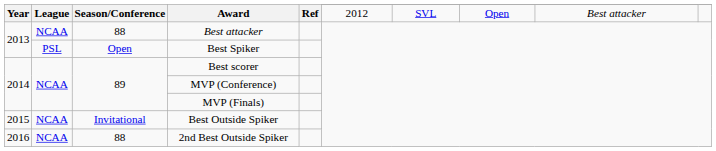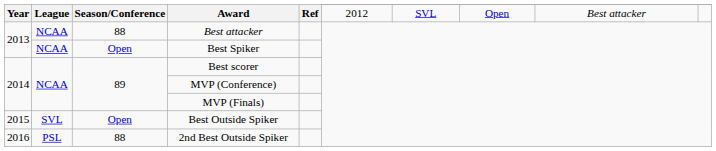(52, 48) PSL -> (52, 48) NCAA
(52, 119) NCAA -> (52, 119) SVL
(120, 119) Invitational -> (120, 119) Open
(52, 137) NCAA -> (52, 137) PSL
